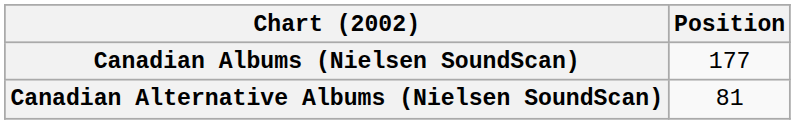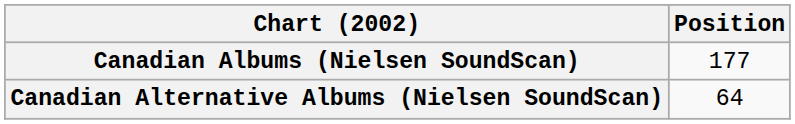(730, 99) 81 -> (730, 99) 64
